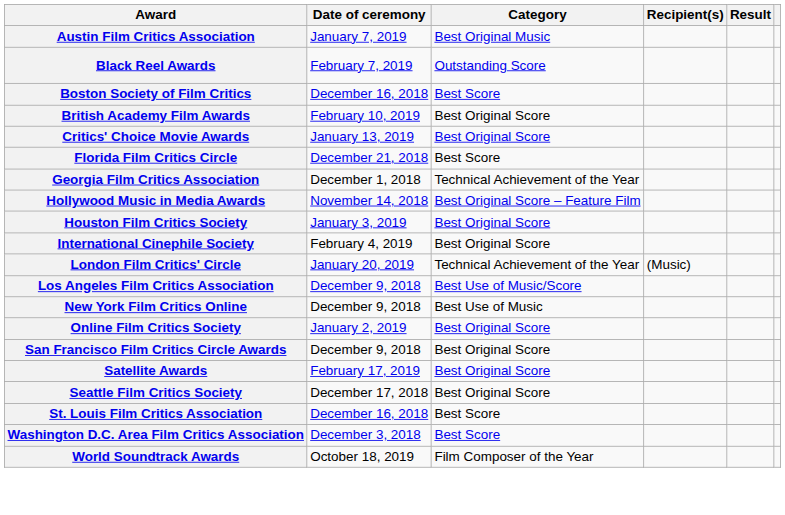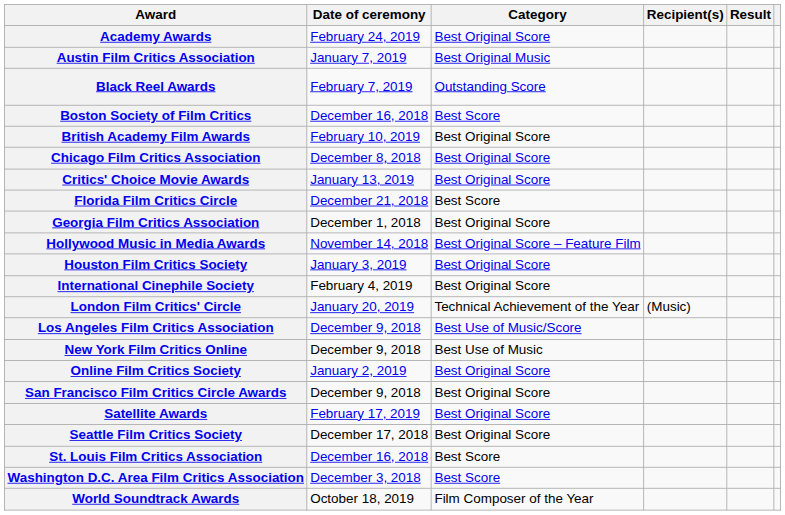+ row: (156, 36)
+ row: (156, 158)
(537, 179) Technical Achievement of the Year -> (492, 222) Best Original Score
